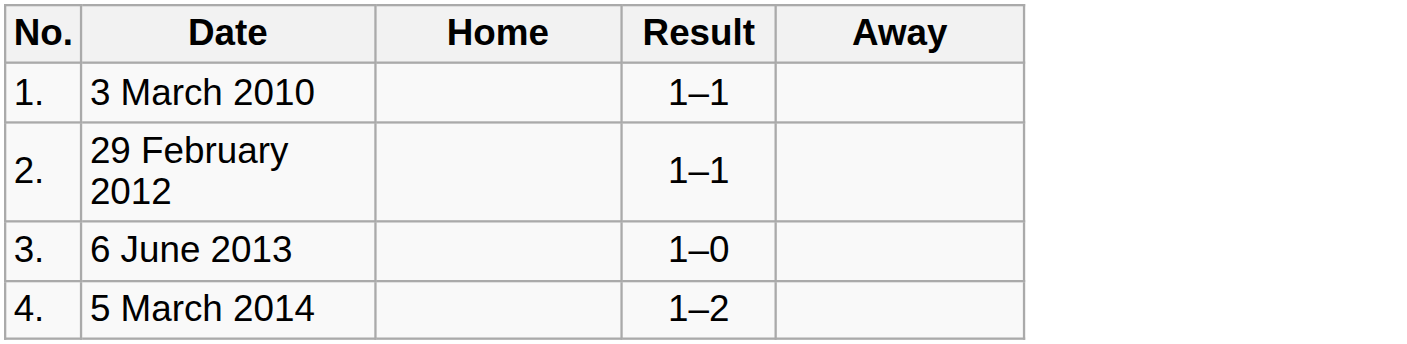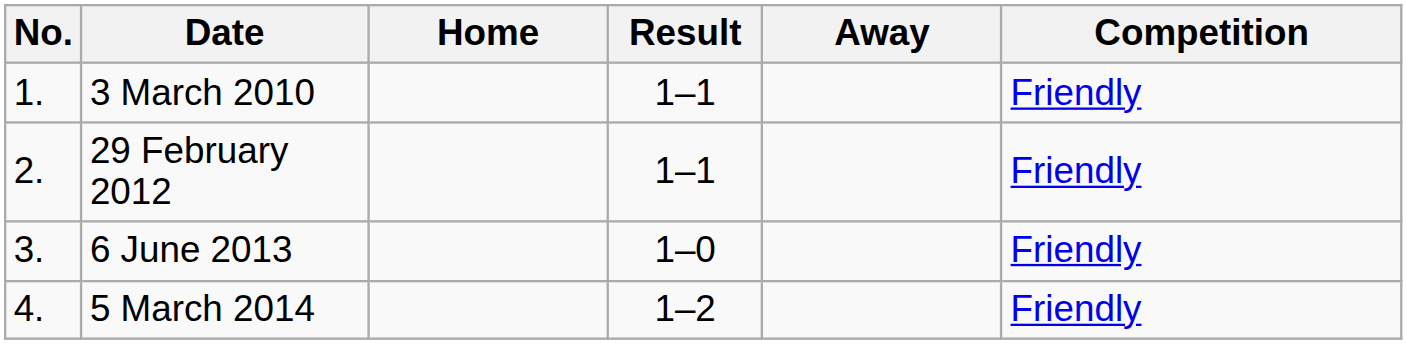+ column: (1202, 33)
